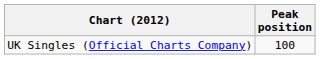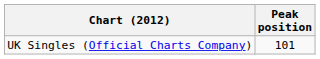(285, 45) 100 -> (285, 45) 101
